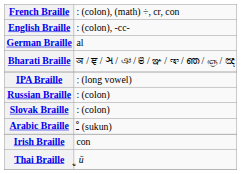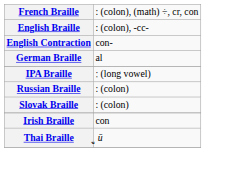+ row: (49, 43)
- row: (39, 61)
- row: (39, 126)
